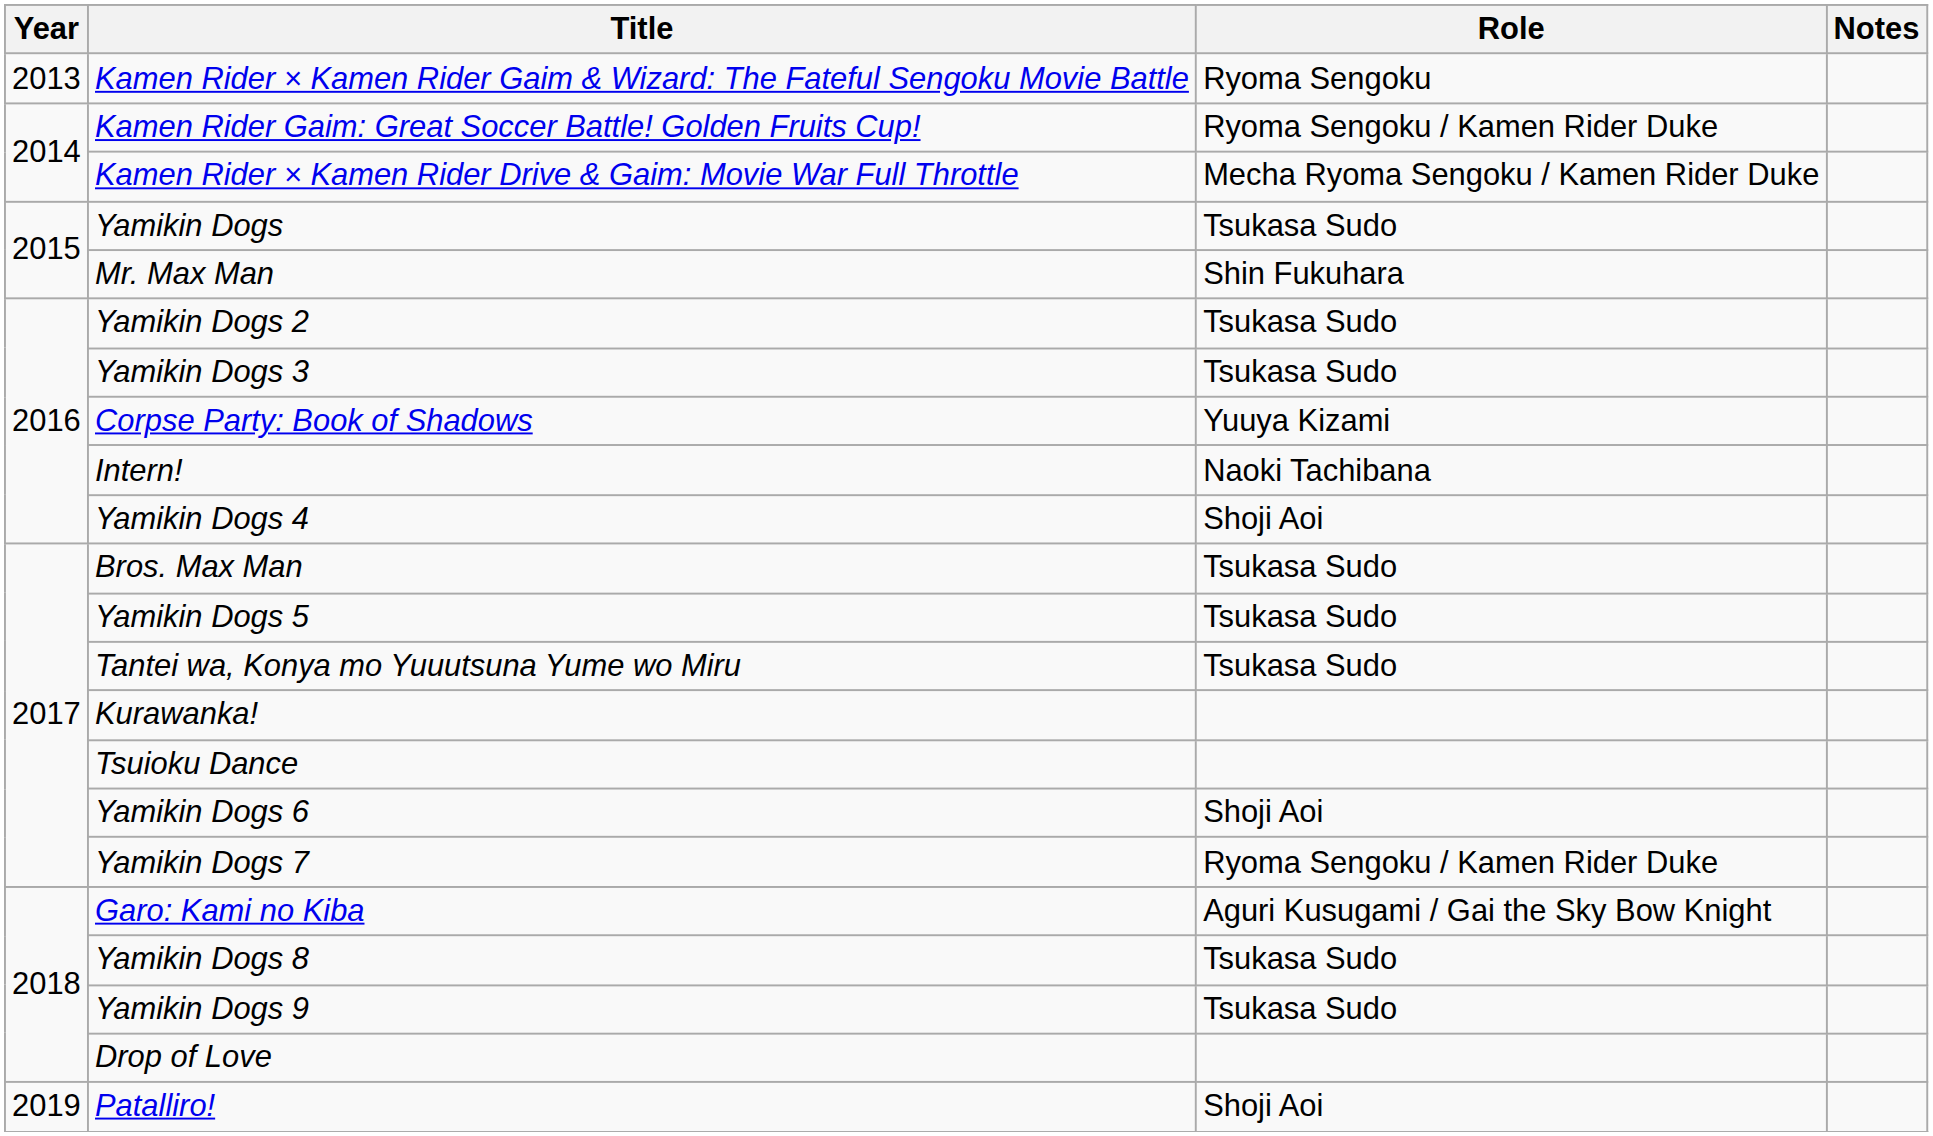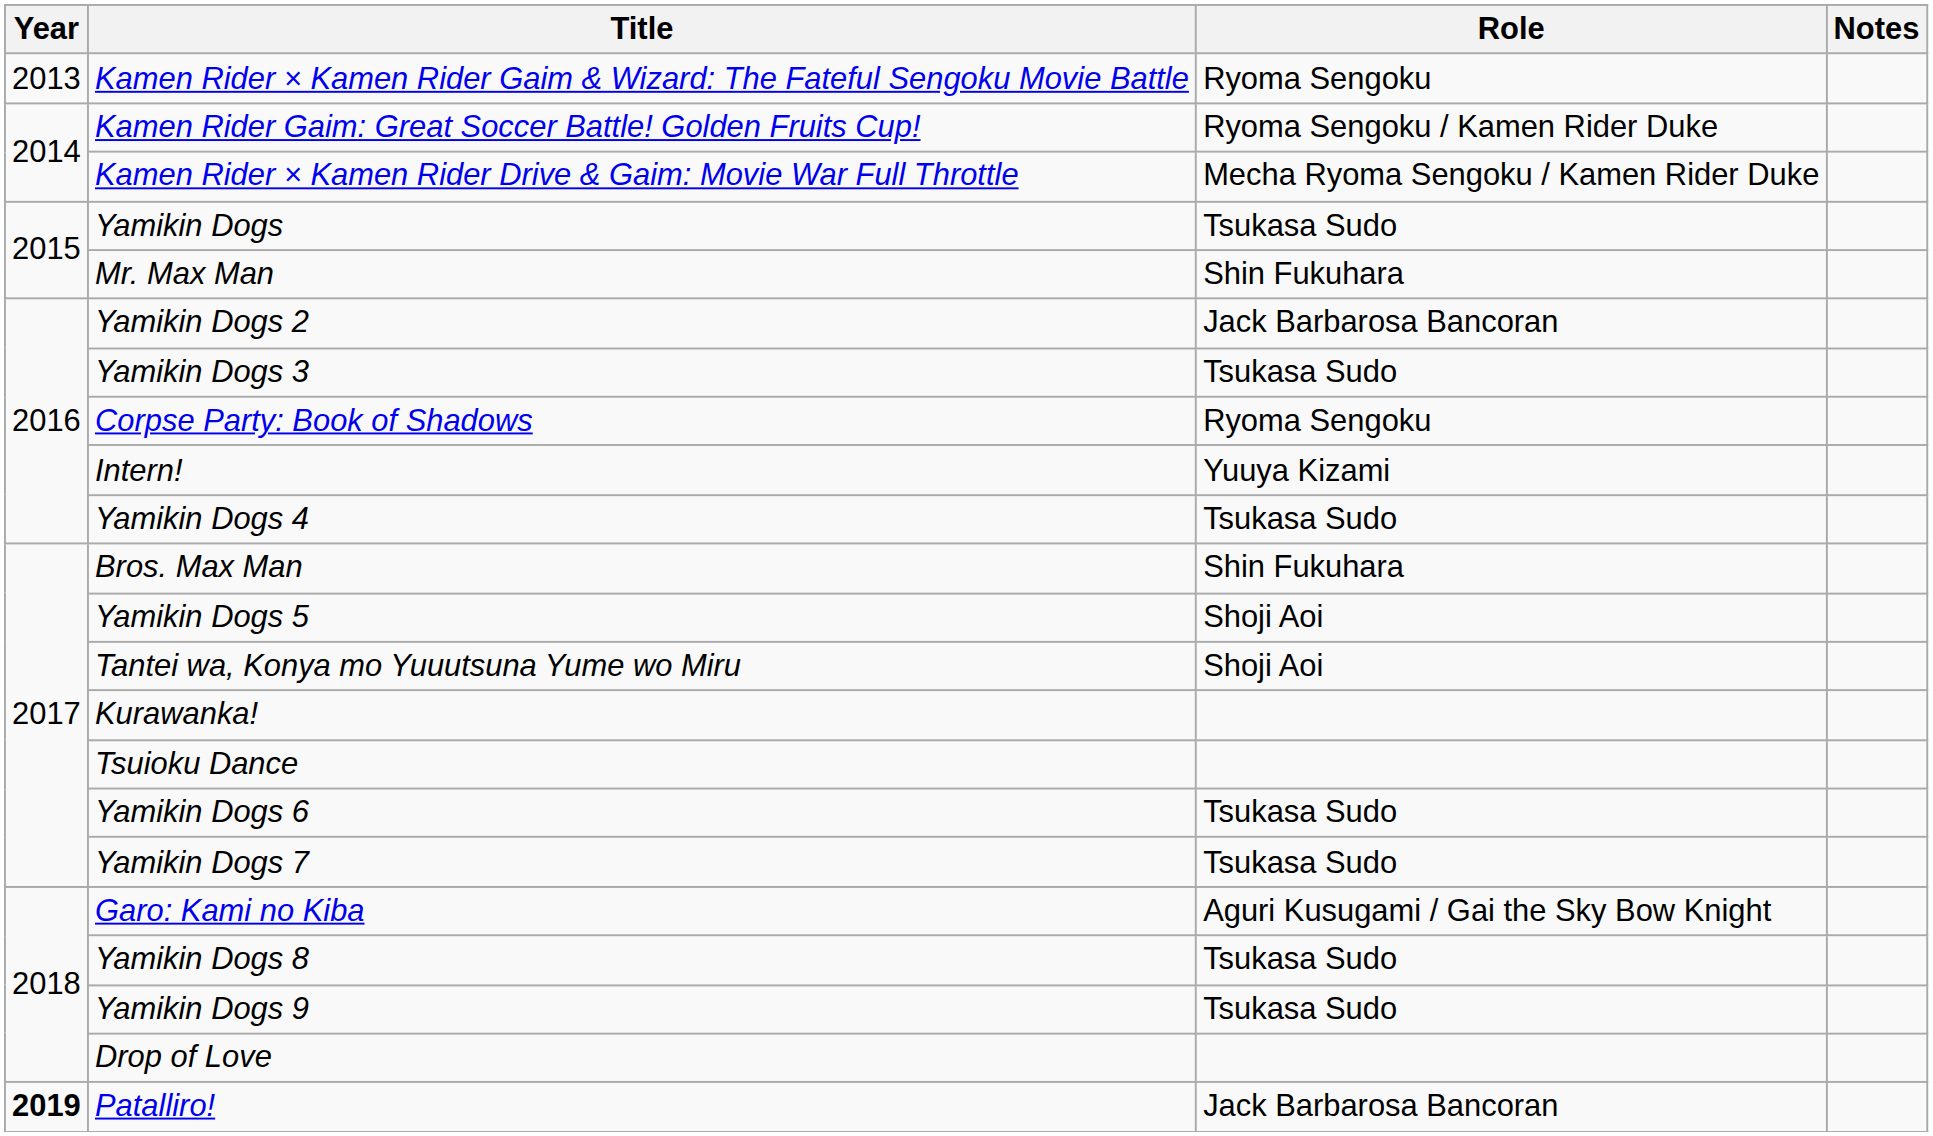(1300, 322) Tsukasa Sudo -> (1381, 322) Jack Barbarosa Bancoran
(1297, 420) Yuuya Kizami -> (1317, 420) Ryoma Sengoku
(1317, 469) Naoki Tachibana -> (1297, 469) Yuuya Kizami
(1263, 518) Shoji Aoi -> (1300, 518) Tsukasa Sudo
(1300, 567) Tsukasa Sudo -> (1304, 567) Shin Fukuhara
(1300, 616) Tsukasa Sudo -> (1263, 616) Shoji Aoi
(1300, 665) Tsukasa Sudo -> (1263, 665) Shoji Aoi
(1263, 812) Shoji Aoi -> (1300, 812) Tsukasa Sudo
(1461, 861) Ryoma Sengoku / Kamen Rider Duke -> (1300, 861) Tsukasa Sudo
(46, 1106) normal -> (46, 1106) bold
(1263, 1106) Shoji Aoi -> (1381, 1106) Jack Barbarosa Bancoran
